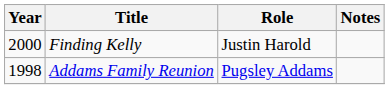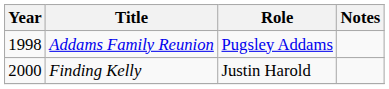rows swapped: (132, 70) <-> (95, 44)
